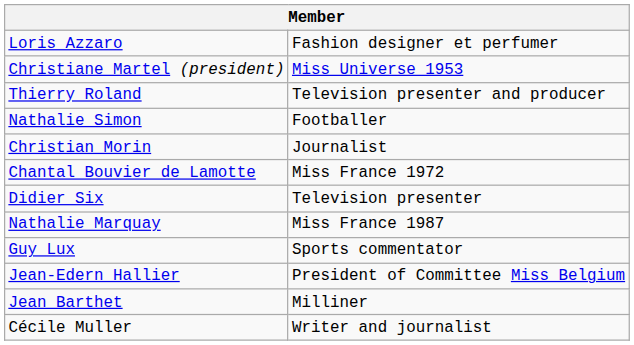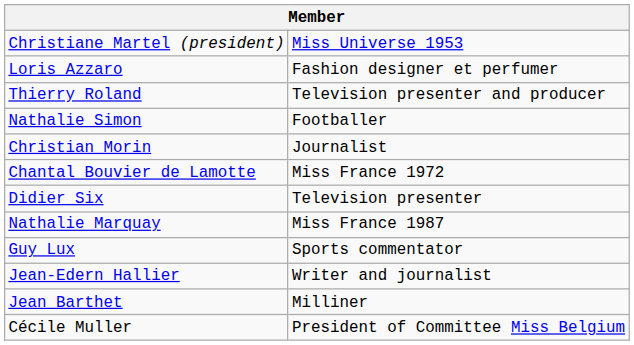rows swapped: (146, 69) <-> (65, 43)
(459, 276) President of Committee Miss Belgium -> (392, 276) Writer and journalist
(392, 328) Writer and journalist -> (459, 328) President of Committee Miss Belgium
